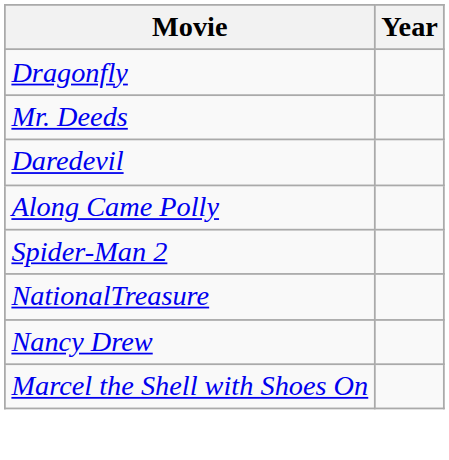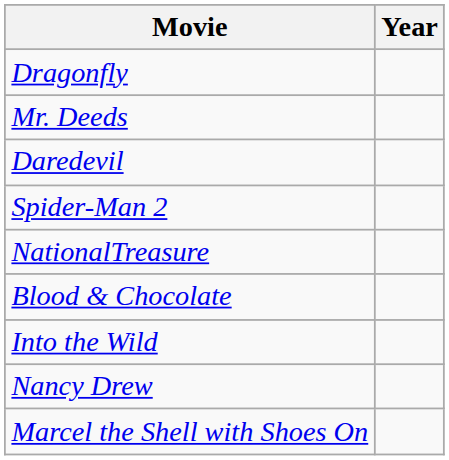- row: (115, 206)
+ row: (122, 296)
+ row: (85, 341)
